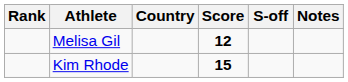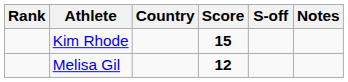rows swapped: (91, 65) <-> (86, 41)
